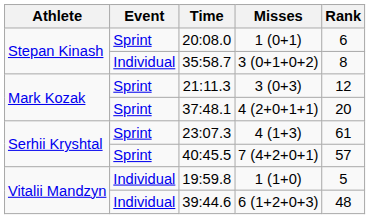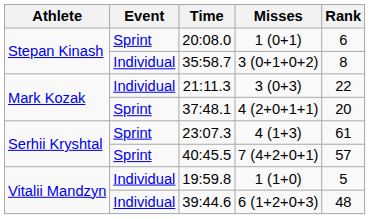(132, 86) Sprint -> (144, 86) Individual
(343, 86) 12 -> (343, 86) 22
